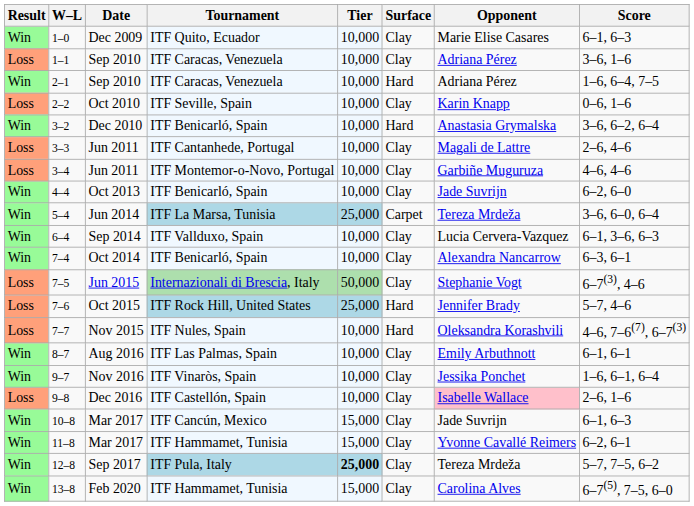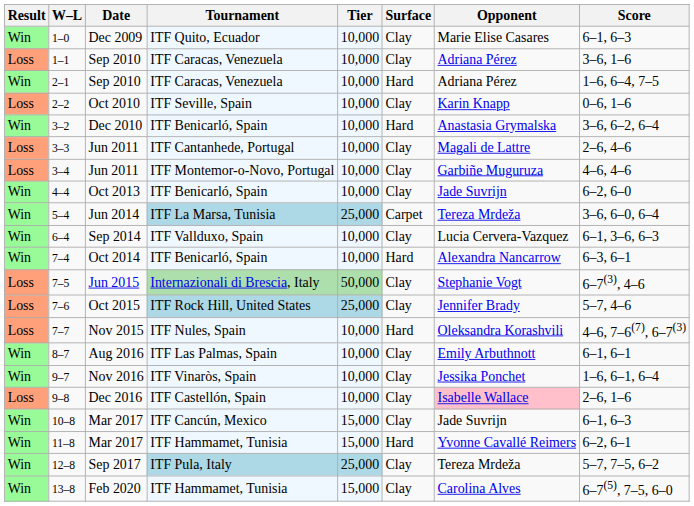(399, 258) Clay -> (399, 258) Hard
(399, 306) Hard -> (399, 306) Clay
(399, 442) Clay -> (399, 442) Hard
(360, 464) bold -> (360, 464) normal
